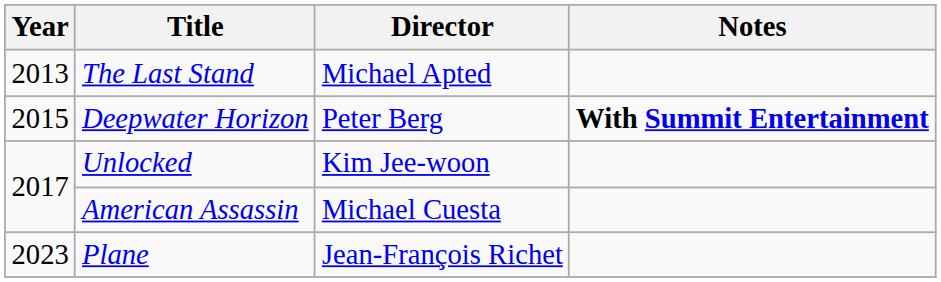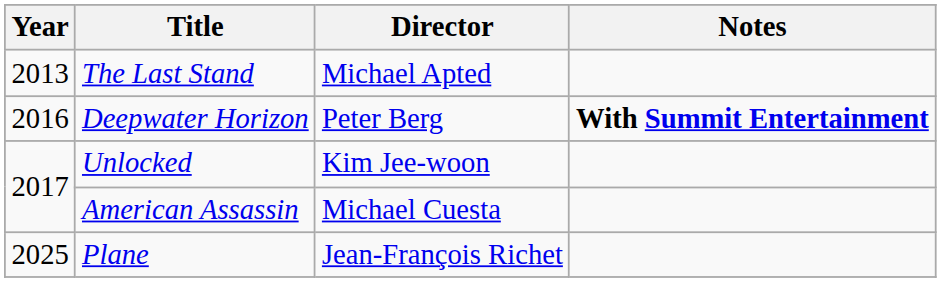(40, 118) 2015 -> (40, 118) 2016
(40, 254) 2023 -> (40, 254) 2025
